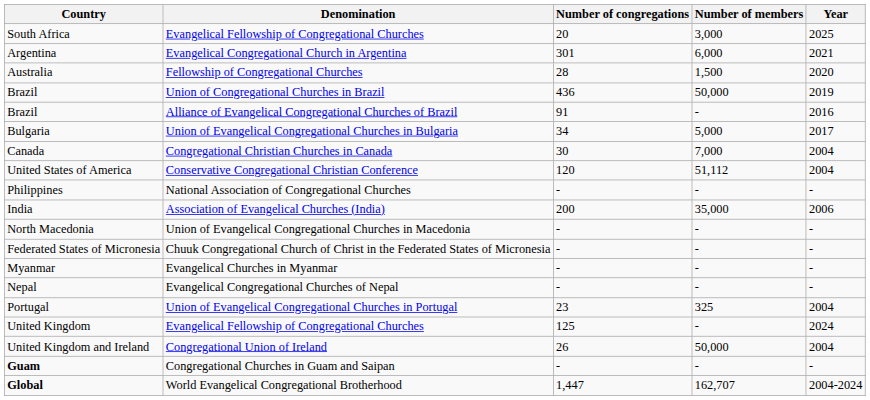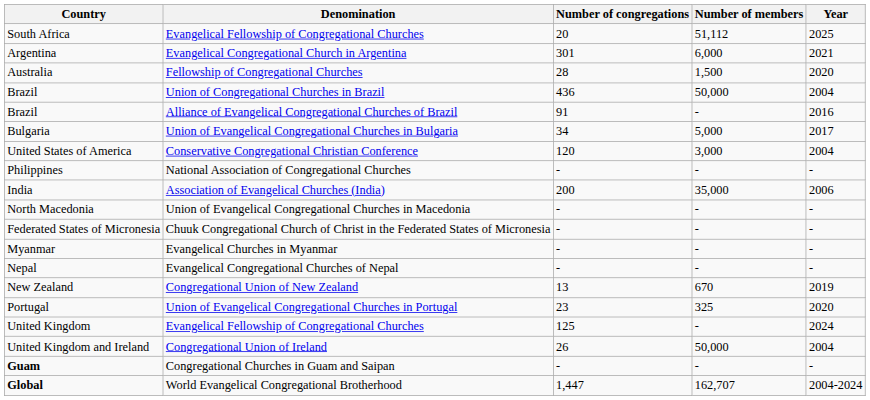(709, 33) 3,000 -> (711, 33) 51,112
(821, 92) 2019 -> (821, 92) 2004
- row: (26, 151)
(711, 170) 51,112 -> (709, 151) 3,000
+ row: (40, 287)
(821, 307) 2004 -> (821, 307) 2020
